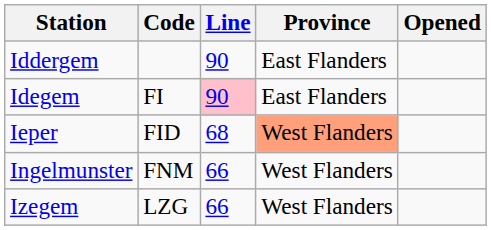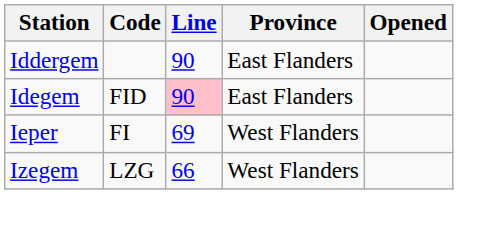(153, 96) FI -> (128, 96) FID
(162, 133) FID -> (120, 133) FI
(217, 133) 68 -> (183, 133) 69
(327, 133) lightsalmon background -> (293, 133) no background
- row: (71, 170)
